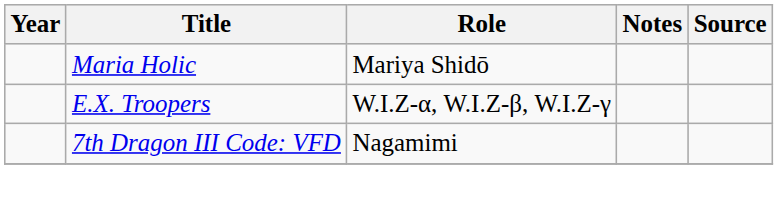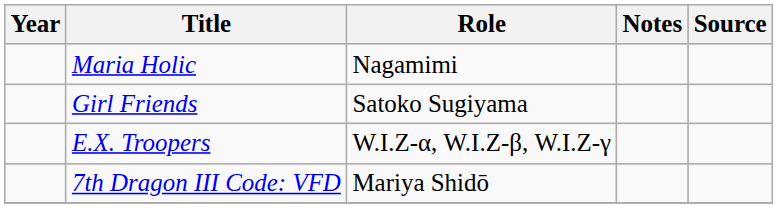(421, 63) Mariya Shidō -> (405, 63) Nagamimi
+ row: (135, 103)
(405, 143) Nagamimi -> (421, 182) Mariya Shidō
